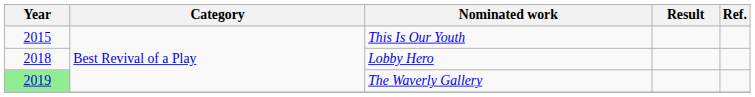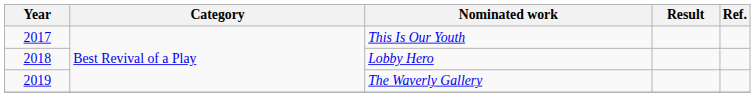(37, 37) 2015 -> (37, 37) 2017
(37, 80) lightgreen background -> (37, 80) no background
